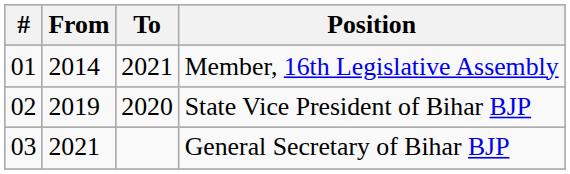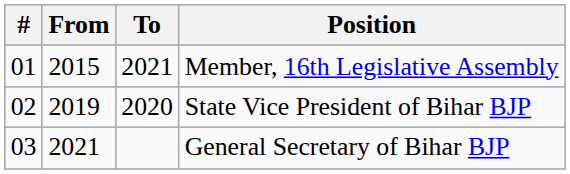(74, 65) 2014 -> (74, 65) 2015
